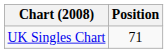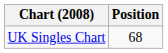(135, 37) 71 -> (135, 37) 68
